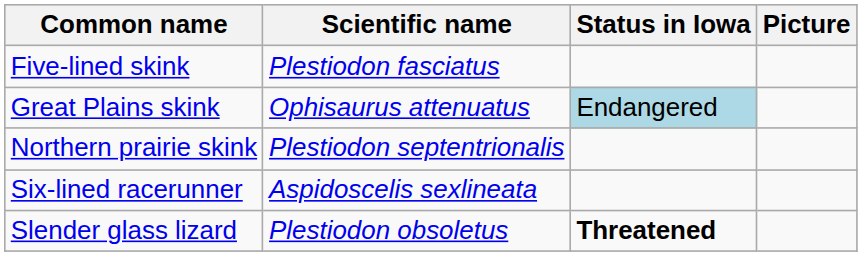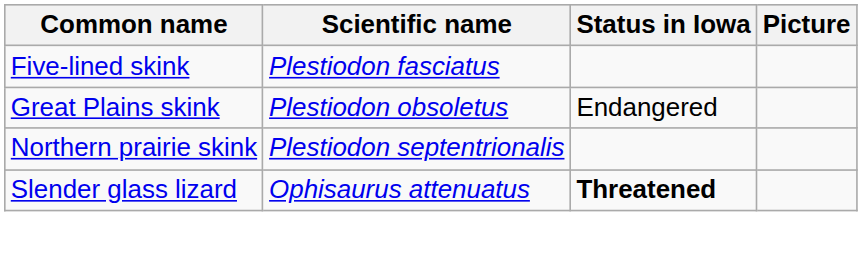(399, 107) Ophisaurus attenuatus -> (389, 107) Plestiodon obsoletus
(647, 107) lightblue background -> (647, 107) no background
- row: (127, 189)
(389, 230) Plestiodon obsoletus -> (399, 189) Ophisaurus attenuatus
